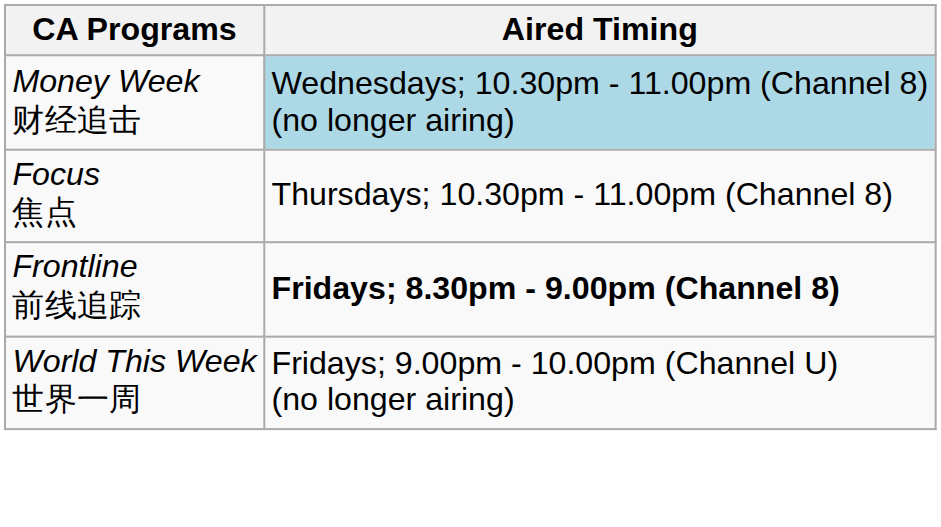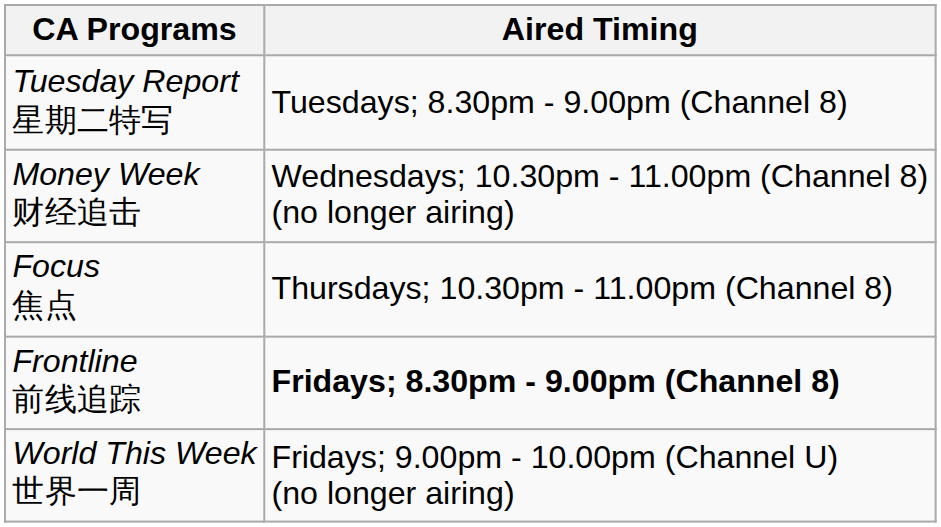+ row: (126, 100)
(600, 102) lightblue background -> (600, 195) no background
